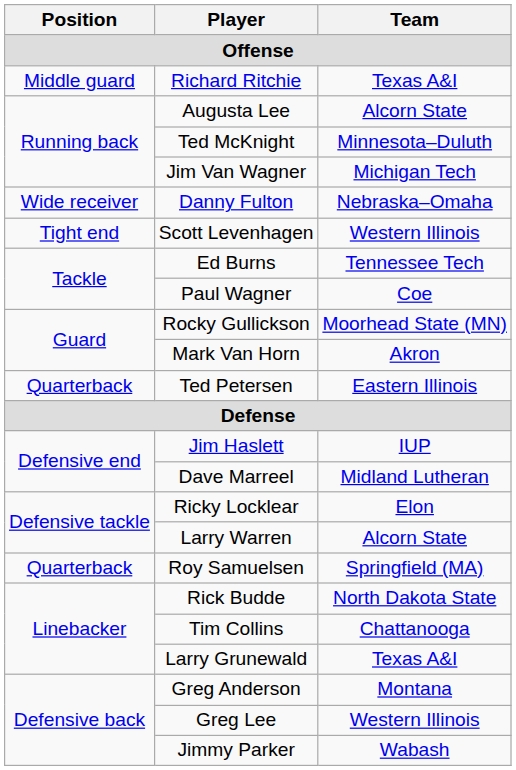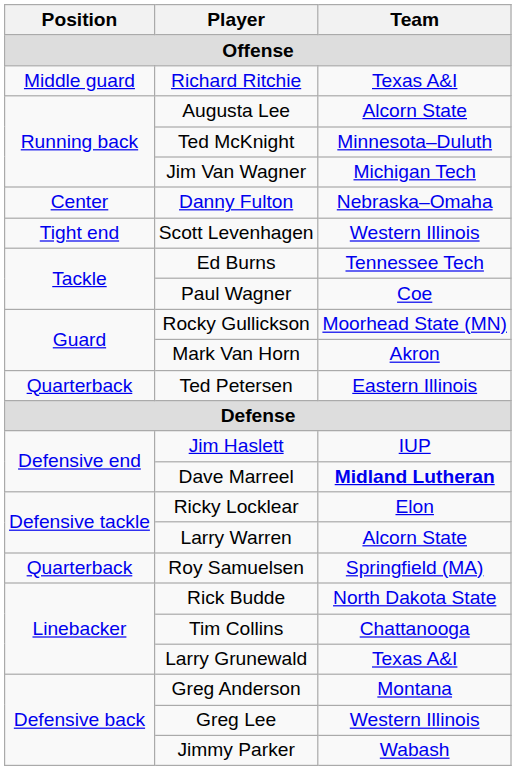(79, 202) Wide receiver -> (79, 202) Center
(415, 476) normal -> (415, 476) bold
